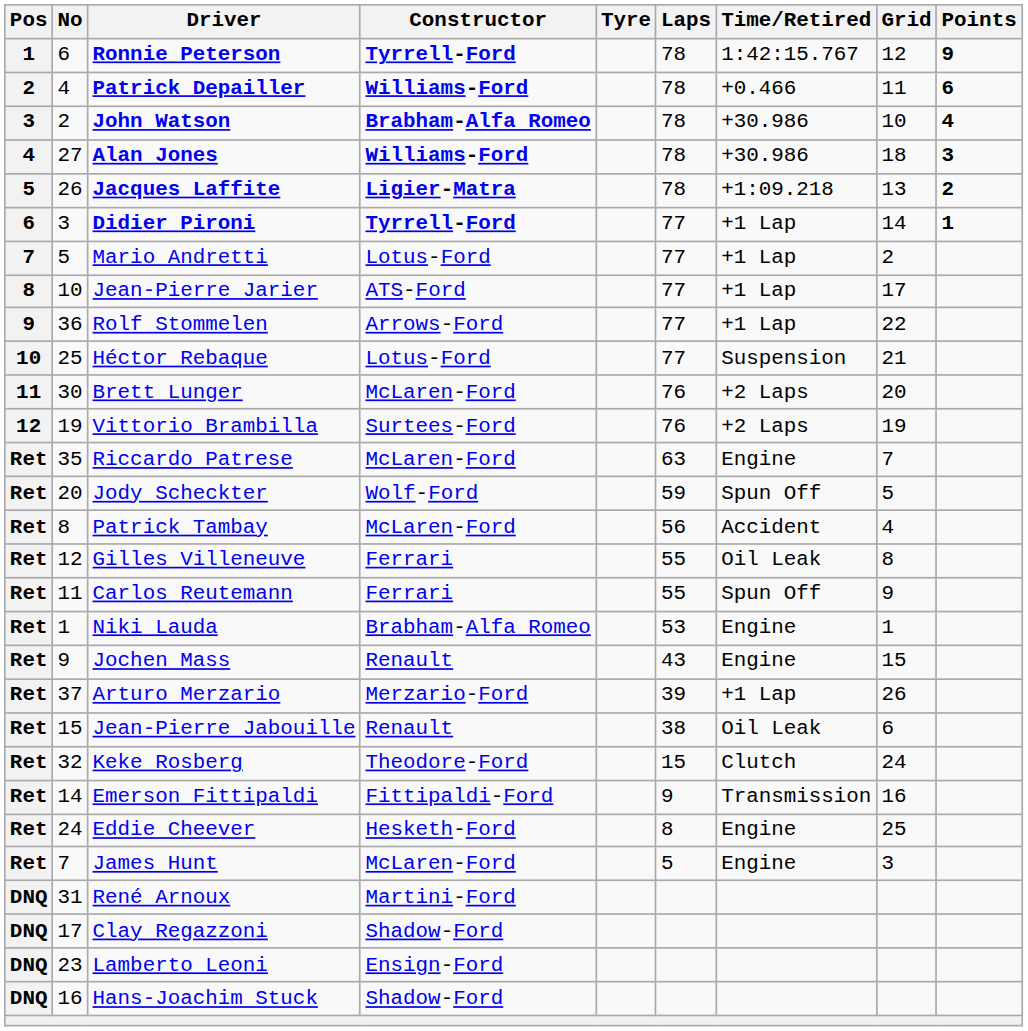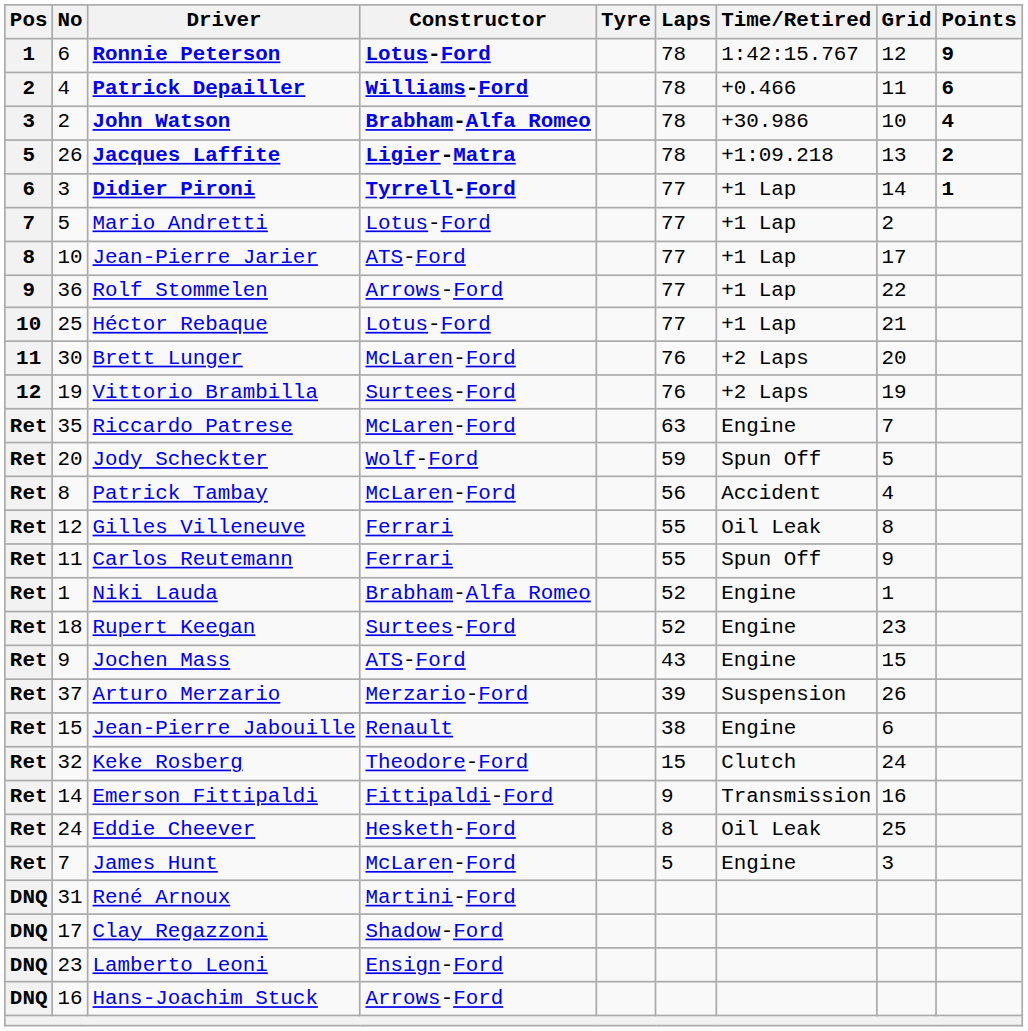(441, 56) Tyrrell-Ford -> (428, 56) Lotus-Ford
- row: (155, 157)
(784, 359) Suspension -> (759, 325) +1 Lap
(674, 629) 53 -> (674, 595) 52
+ row: (174, 629)
(409, 662) Renault -> (416, 662) ATS-Ford
(759, 696) +1 Lap -> (784, 696) Suspension
(771, 730) Oil Leak -> (759, 730) Engine
(759, 831) Engine -> (771, 831) Oil Leak
(434, 999) Shadow-Ford -> (434, 999) Arrows-Ford
